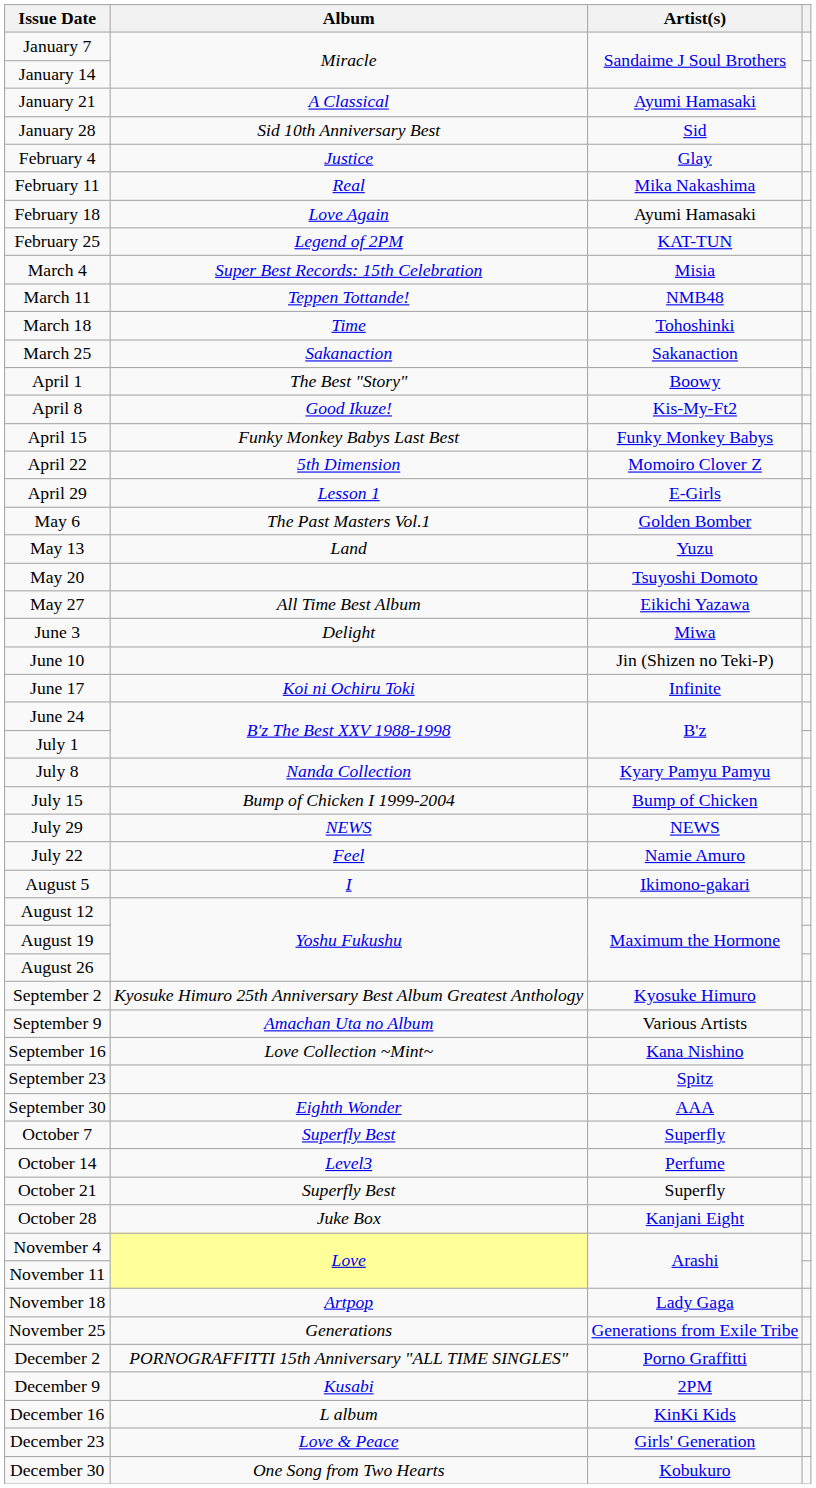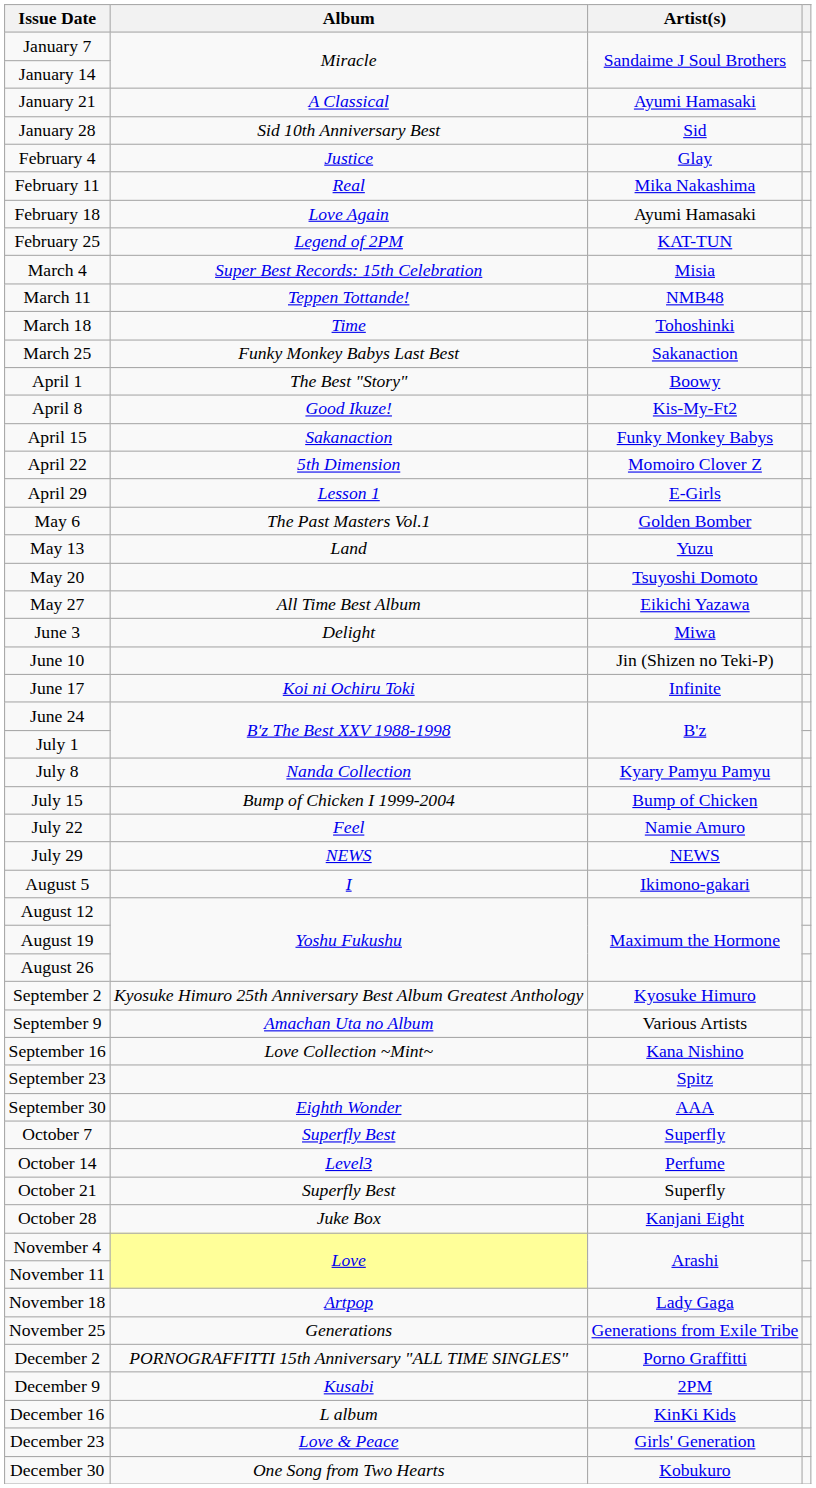(349, 353) Sakanaction -> (349, 353) Funky Monkey Babys Last Best
(349, 437) Funky Monkey Babys Last Best -> (349, 437) Sakanaction
rows swapped: (57, 855) <-> (57, 827)
